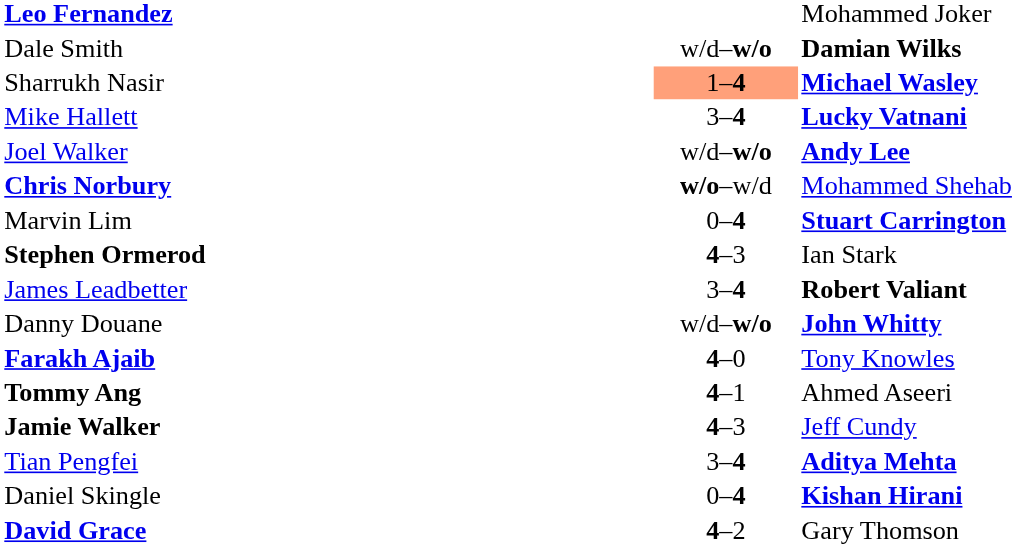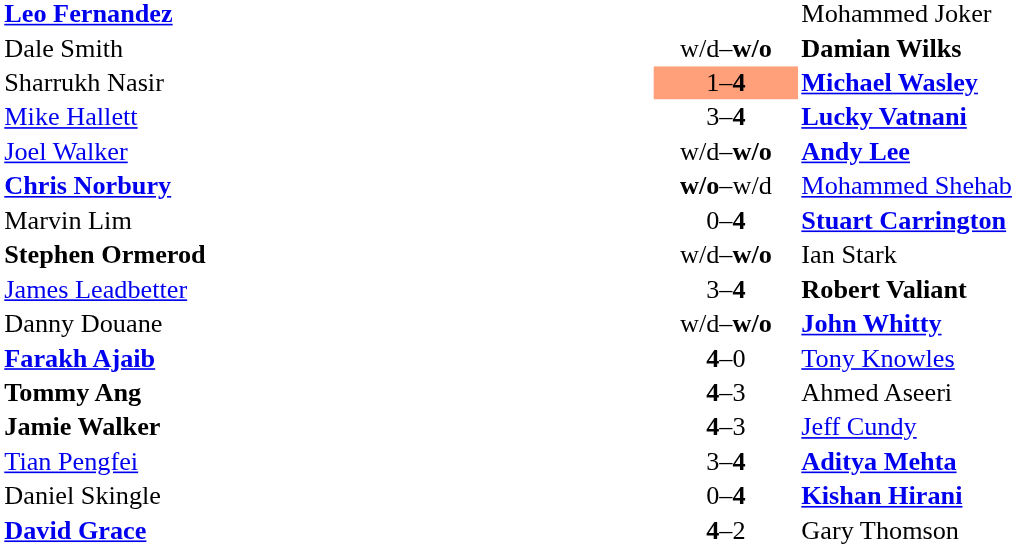(726, 254) 4–3 -> (726, 254) w/d–w/o
(726, 392) 4–1 -> (726, 392) 4–3
